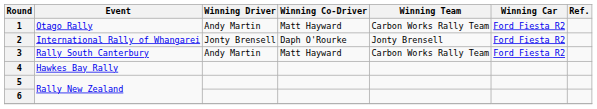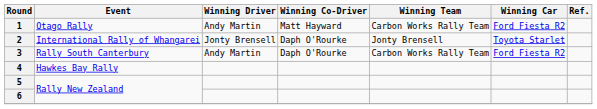(529, 40) Ford Fiesta R2 -> (529, 40) Toyota Starlet
(311, 54) Matt Hayward -> (313, 54) Daph O'Rourke
